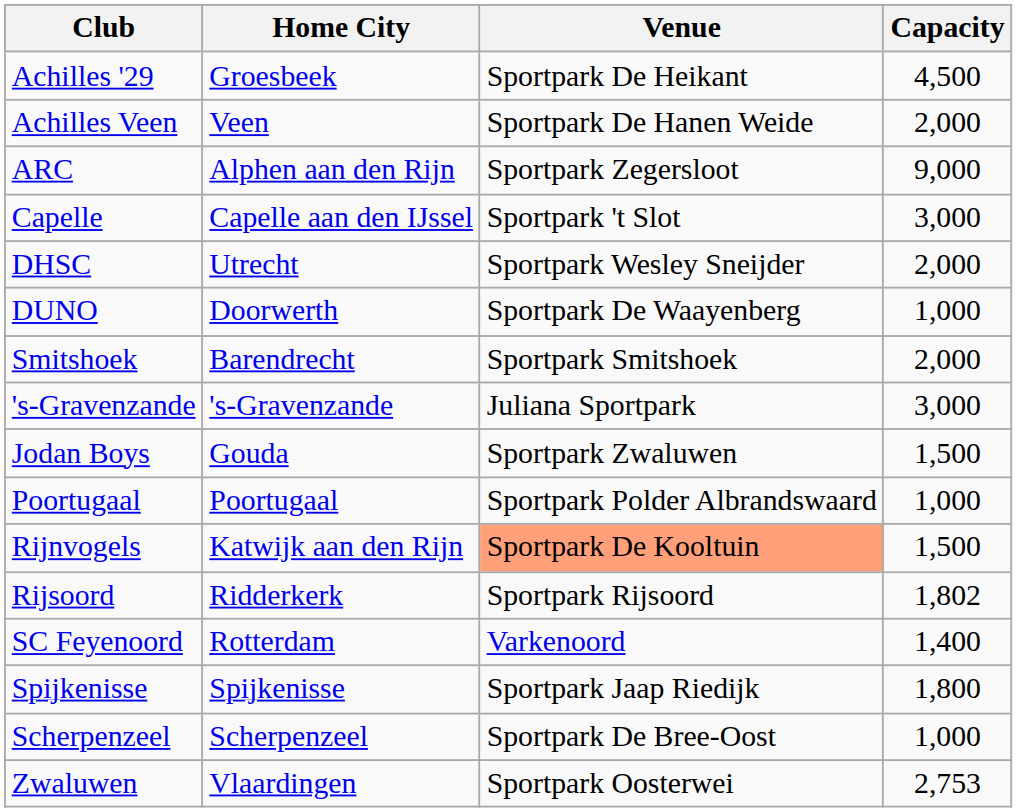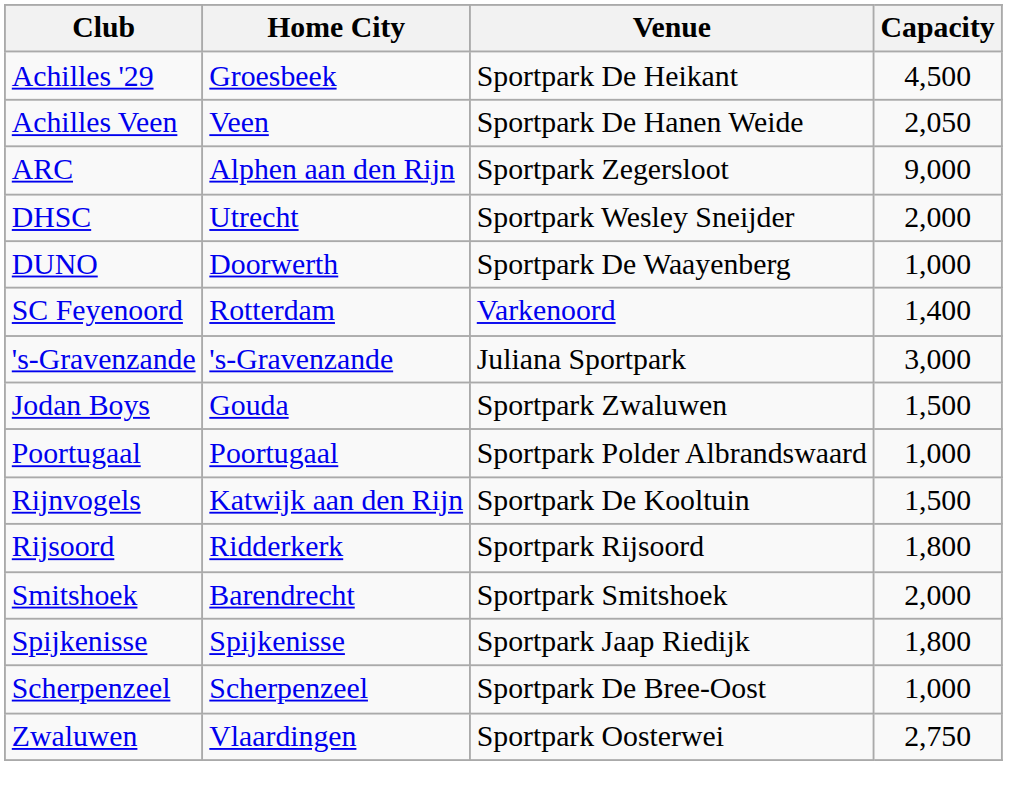(948, 122) 2,000 -> (938, 122) 2,050
- row: (57, 216)
rows swapped: (97, 641) <-> (75, 358)
(623, 547) lightsalmon background -> (613, 500) no background
(948, 594) 1,802 -> (938, 547) 1,800
(948, 783) 2,753 -> (938, 736) 2,750
